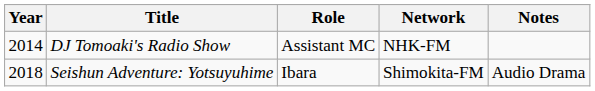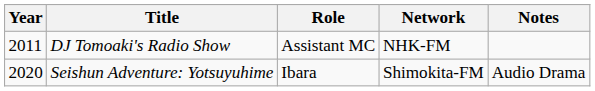(26, 45) 2014 -> (25, 45) 2011
(26, 72) 2018 -> (26, 72) 2020
